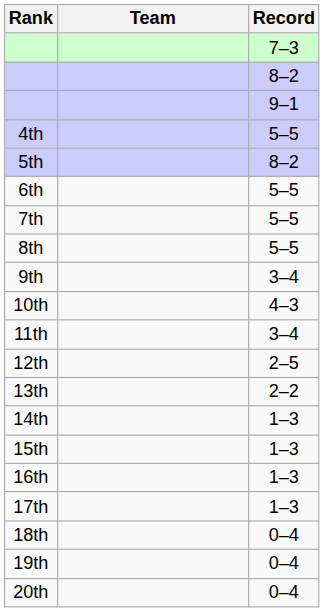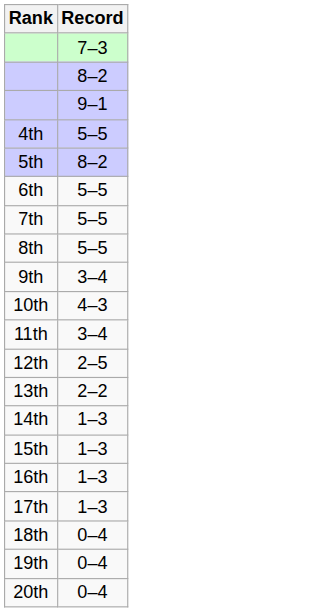- column: (153, 18)
